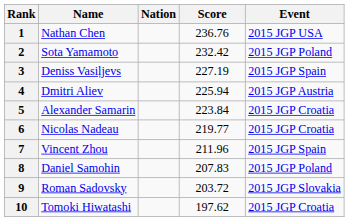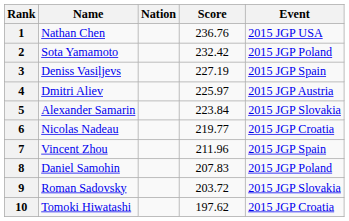(212, 91) 225.94 -> (212, 91) 225.97
(291, 110) 2015 JGP Croatia -> (295, 110) 2015 JGP Slovakia
